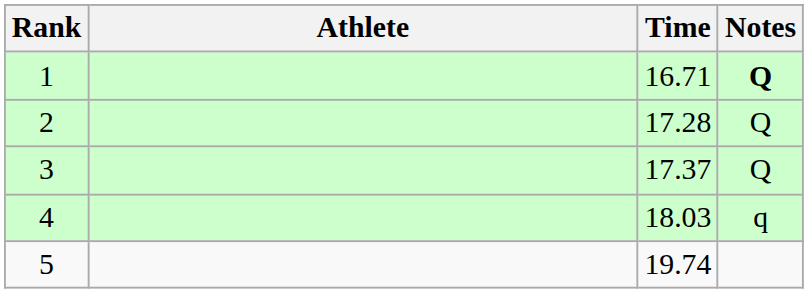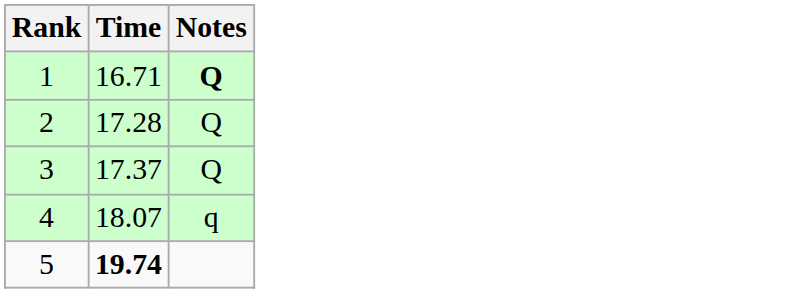- column: (363, 28)
(678, 216) 18.03 -> (128, 216) 18.07
(678, 264) normal -> (128, 264) bold
